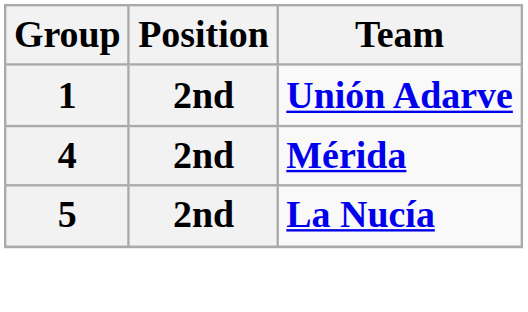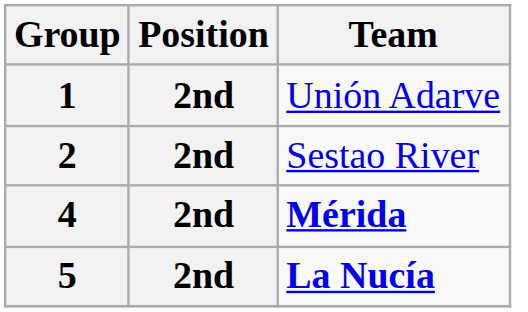(400, 94) bold -> (393, 94) normal
+ row: (67, 154)
